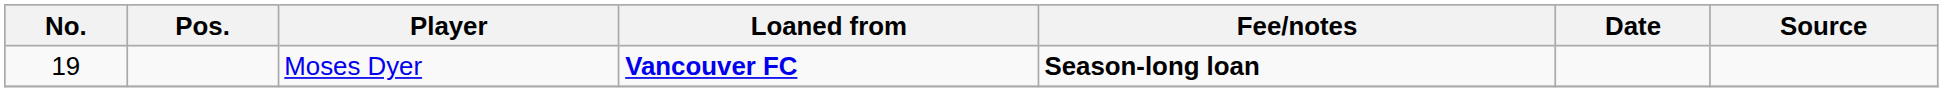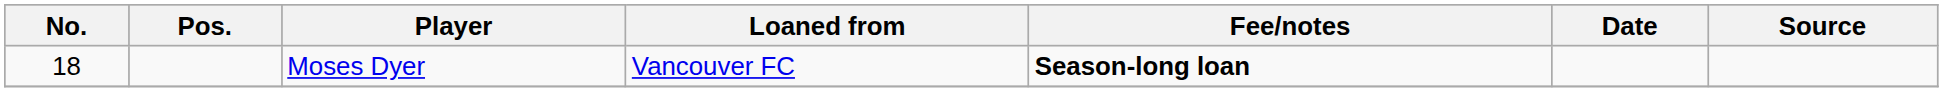(66, 66) 19 -> (67, 66) 18
(711, 66) bold -> (713, 66) normal
